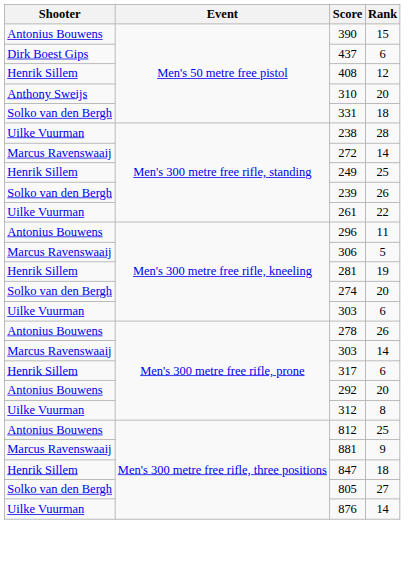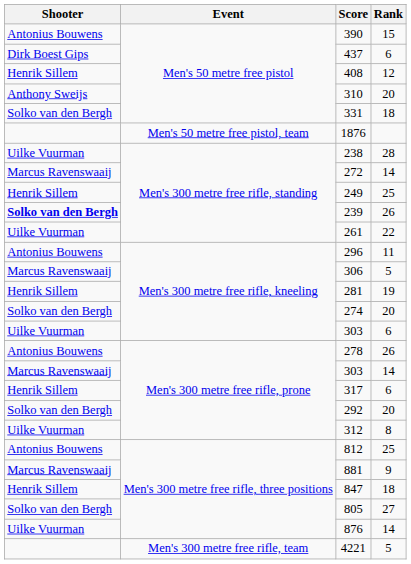+ row: (353, 133)
(60, 192) normal -> (63, 212) bold
(55, 390) Antonius Bouwens -> (60, 410) Solko van den Bergh
+ row: (353, 548)
